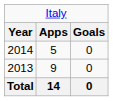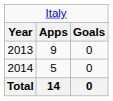rows swapped: (20, 68) <-> (20, 50)
